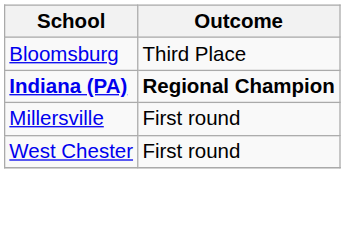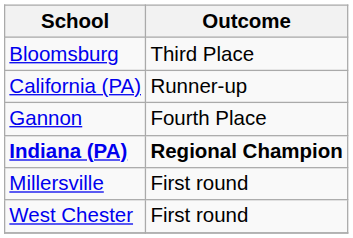+ row: (75, 86)
+ row: (46, 118)
